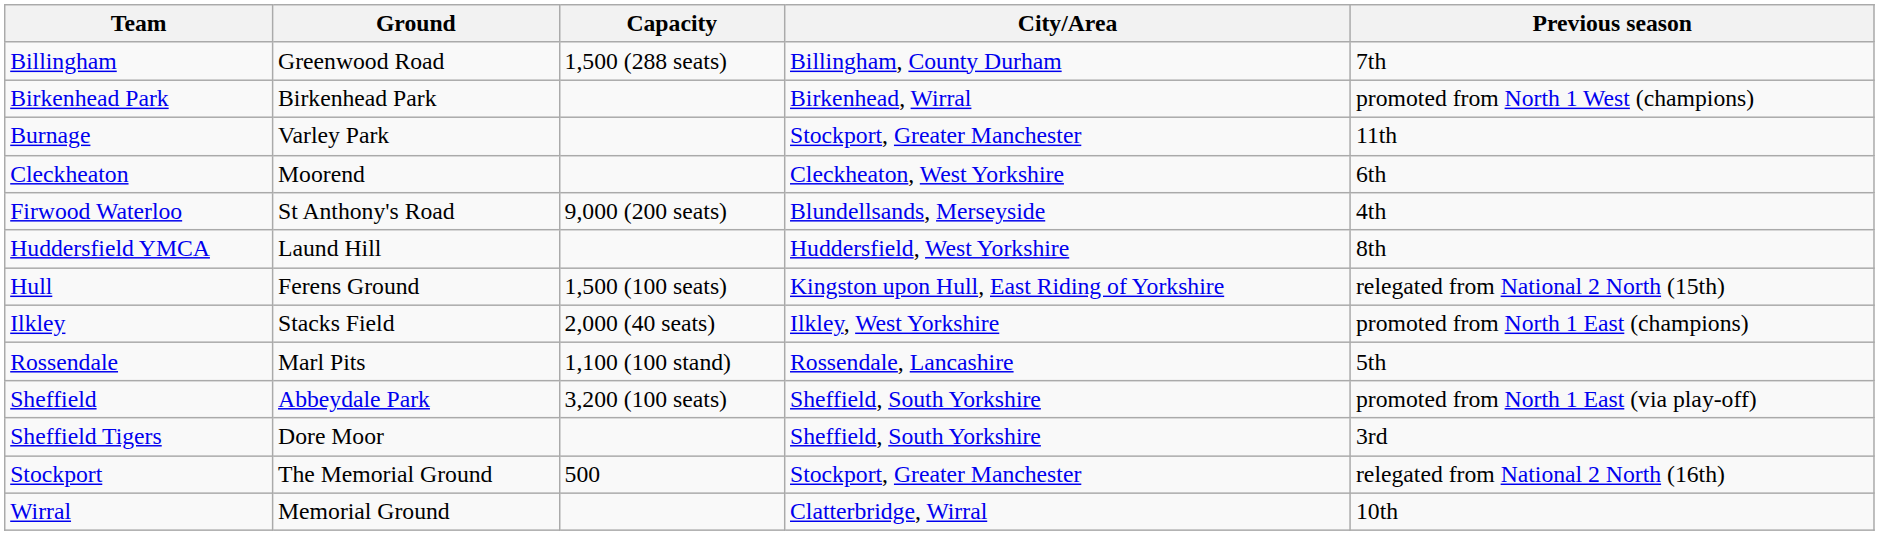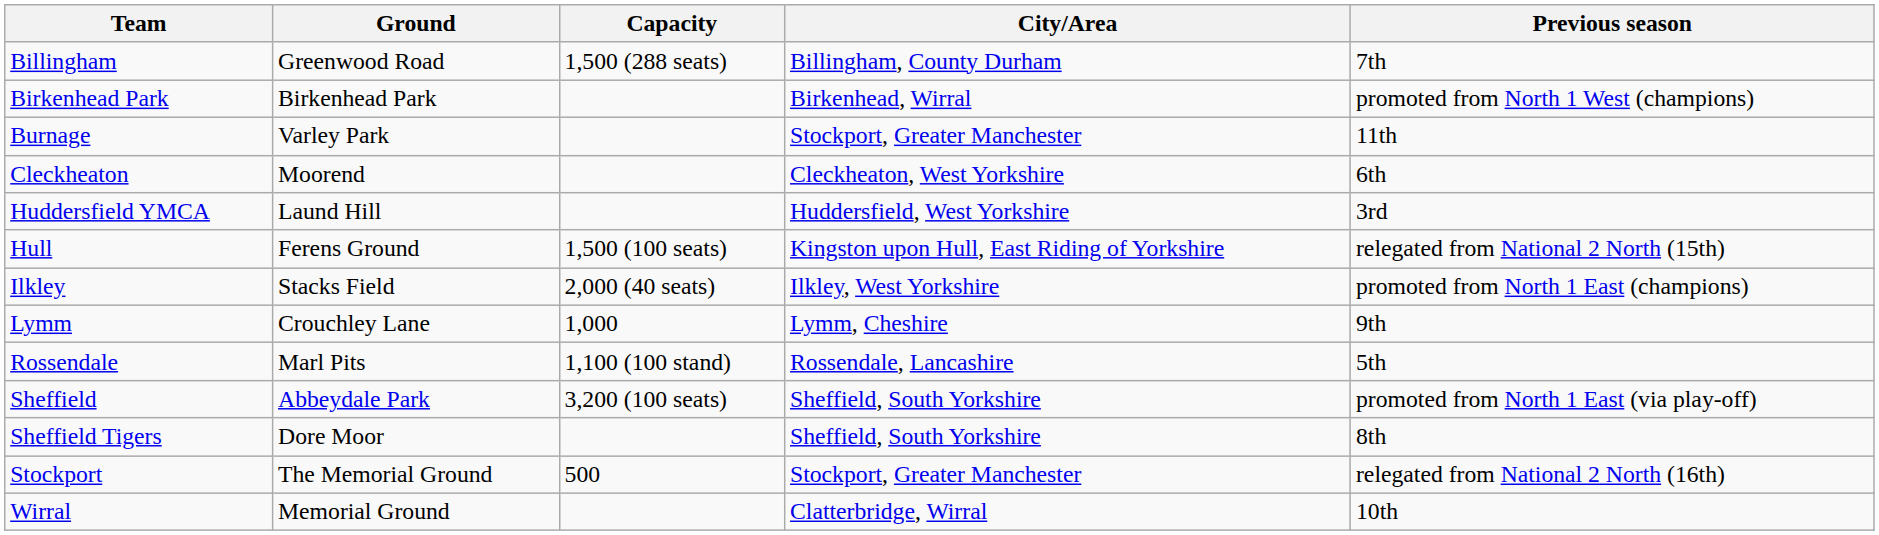- row: (96, 211)
(1371, 248) 8th -> (1372, 211) 3rd
+ row: (41, 323)
(1372, 436) 3rd -> (1371, 436) 8th
